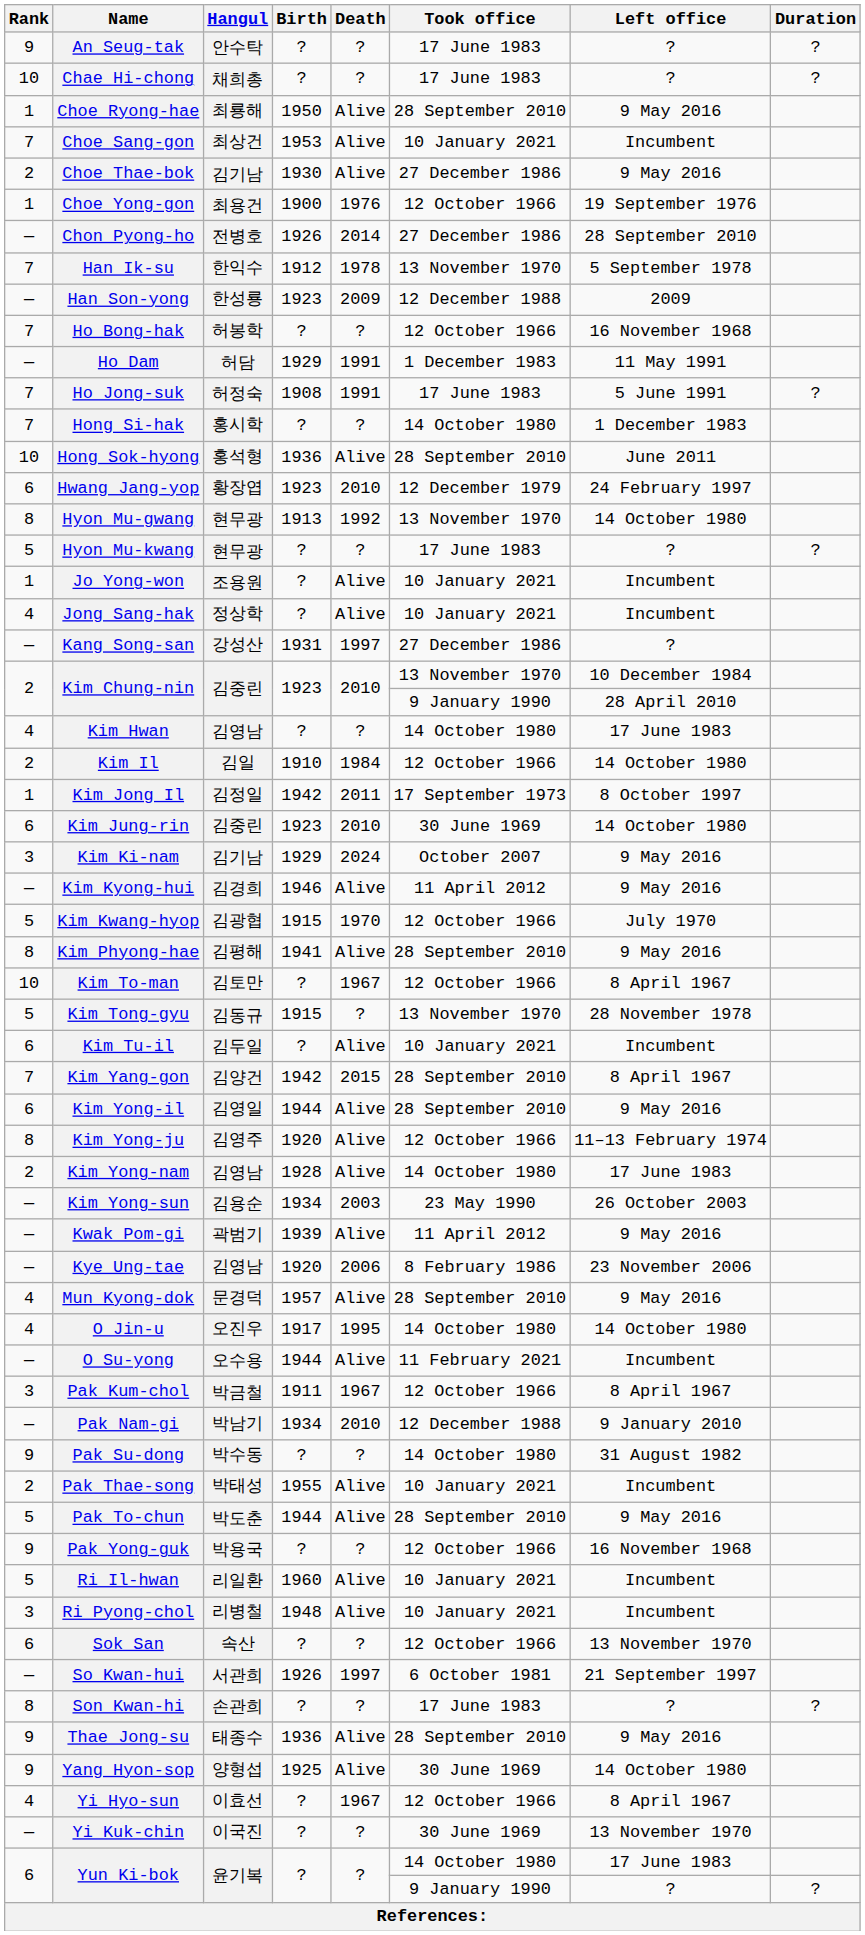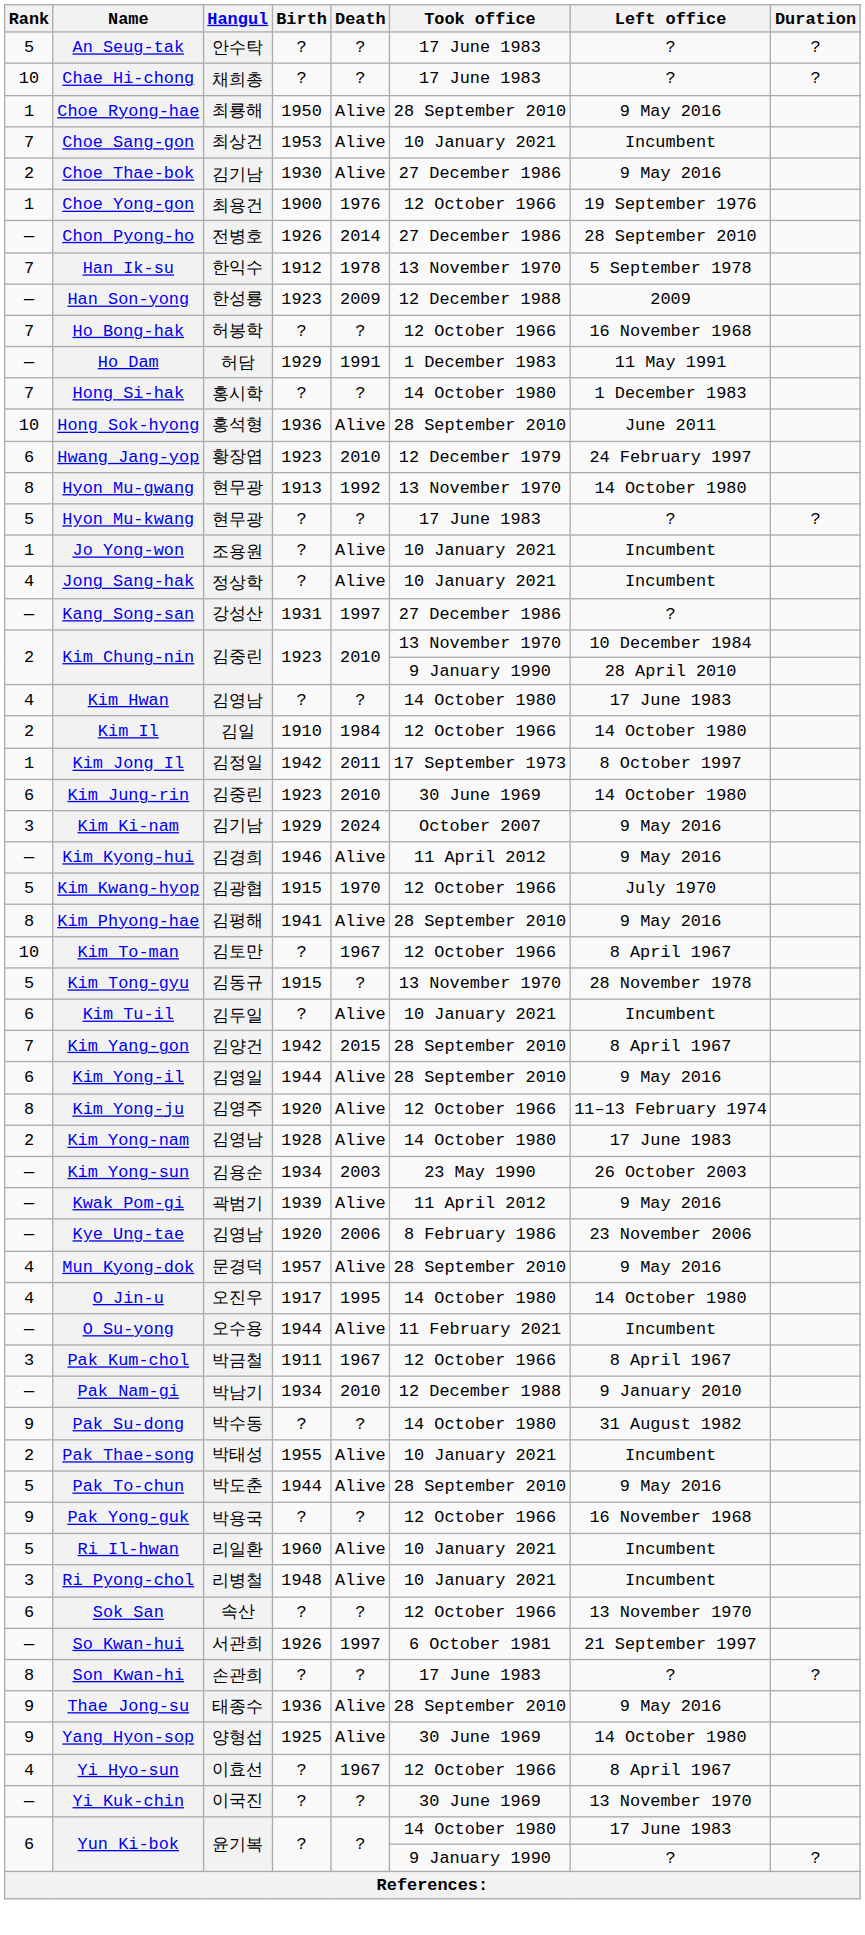(29, 48) 9 -> (29, 48) 5
- row: (128, 394)
